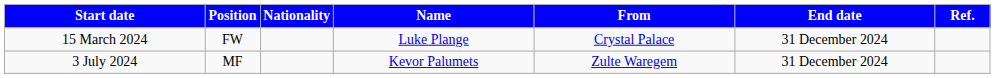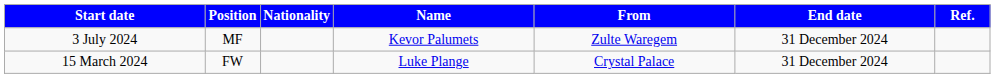rows swapped: (105, 39) <-> (105, 62)
